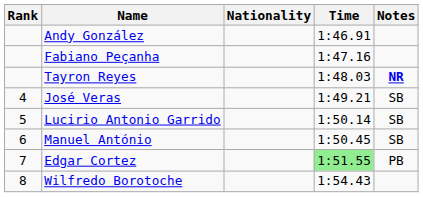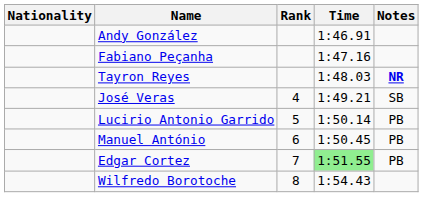columns swapped: (23, 15) <-> (269, 15)
(396, 119) SB -> (396, 119) PB
(396, 139) SB -> (396, 139) PB
